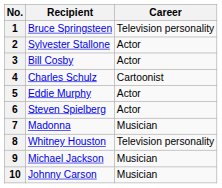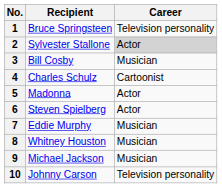(129, 45) no background -> (129, 45) lightgrey background
(129, 61) Actor -> (137, 61) Musician
(59, 93) Eddie Murphy -> (49, 93) Madonna
(49, 126) Madonna -> (59, 126) Eddie Murphy
(166, 142) Television personality -> (137, 142) Musician
(137, 175) Musician -> (166, 175) Television personality
